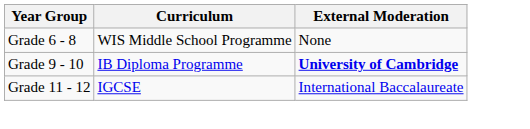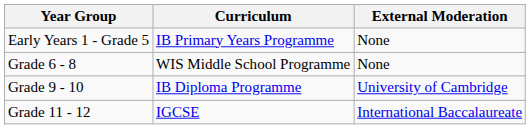+ row: (79, 40)
(378, 64) bold -> (432, 87) normal
